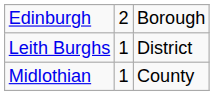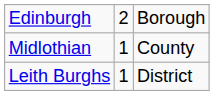rows swapped: (59, 47) <-> (50, 76)
